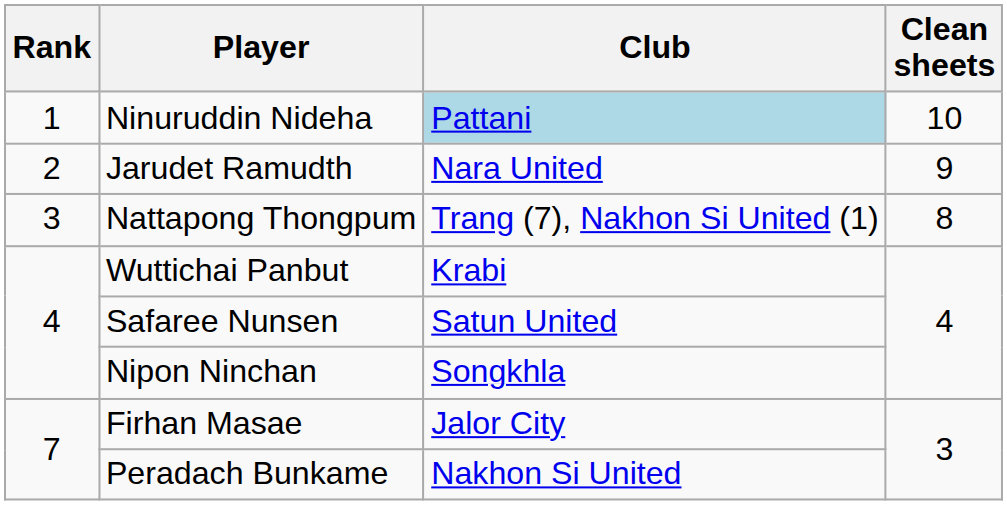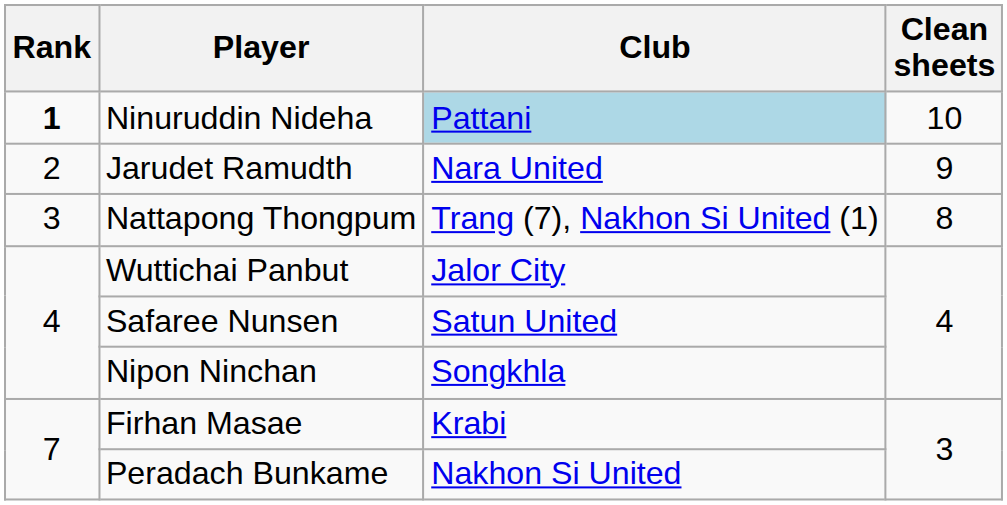(52, 117) normal -> (52, 117) bold
(469, 270) Krabi -> (498, 270) Jalor City
(498, 423) Jalor City -> (469, 423) Krabi
